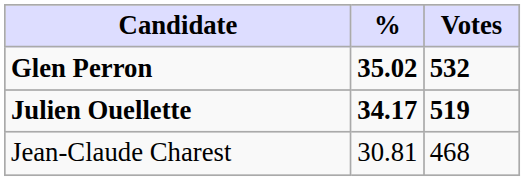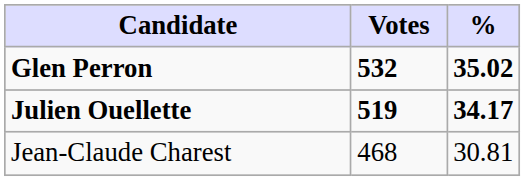columns swapped: (471, 25) <-> (387, 25)
